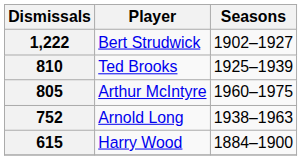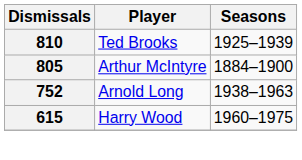- row: (50, 42)
(253, 92) 1960–1975 -> (253, 67) 1884–1900
(253, 142) 1884–1900 -> (253, 117) 1960–1975
